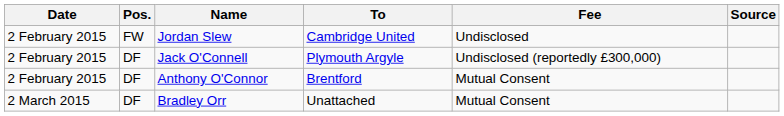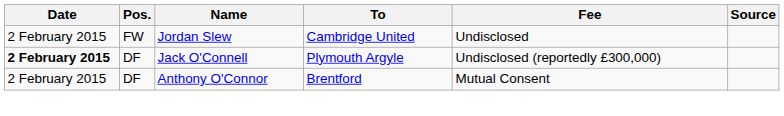(57, 57) normal -> (59, 57) bold
- row: (192, 100)
